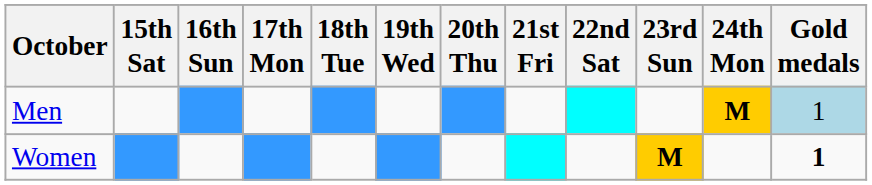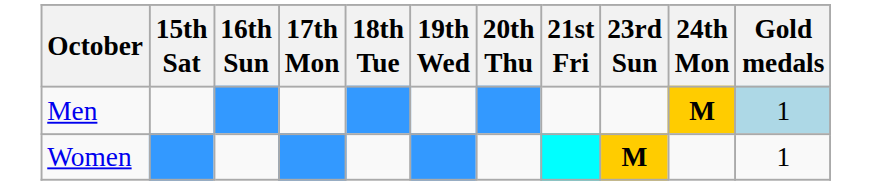- column: (601, 46)
(819, 157) bold -> (783, 157) normal
